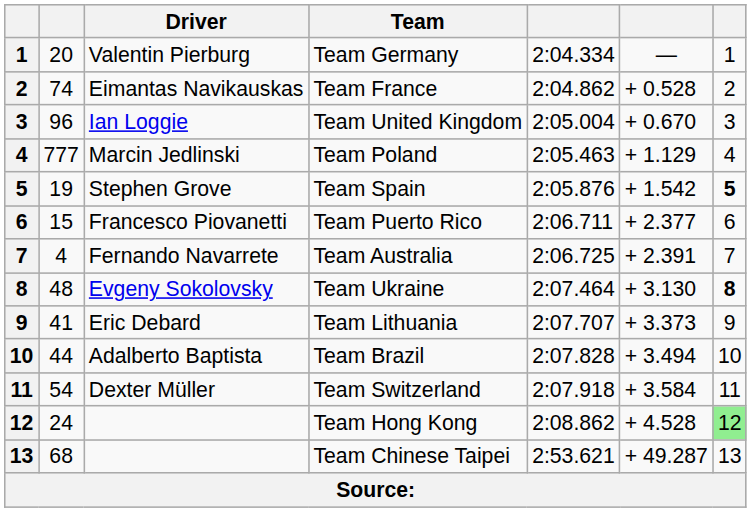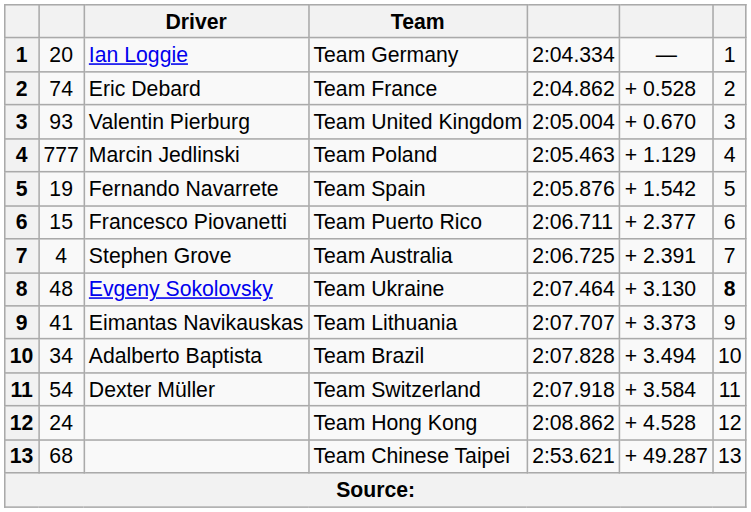(169, 55) Valentin Pierburg -> (138, 55) Ian Loggie
(196, 88) Eimantas Navikauskas -> (145, 88) Eric Debard
(61, 121) 96 -> (61, 121) 93
(138, 121) Ian Loggie -> (169, 121) Valentin Pierburg
(160, 188) Stephen Grove -> (184, 188) Fernando Navarrete
(730, 188) bold -> (730, 188) normal
(184, 255) Fernando Navarrete -> (160, 255) Stephen Grove
(145, 322) Eric Debard -> (196, 322) Eimantas Navikauskas
(61, 356) 44 -> (61, 356) 34
(730, 422) lightgreen background -> (730, 422) no background
